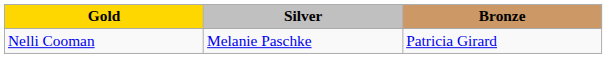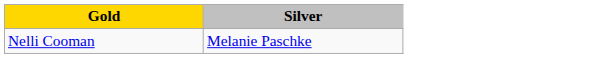- column: (502, 16)
